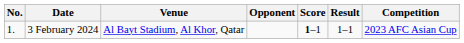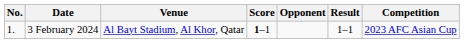columns swapped: (272, 13) <-> (313, 13)
